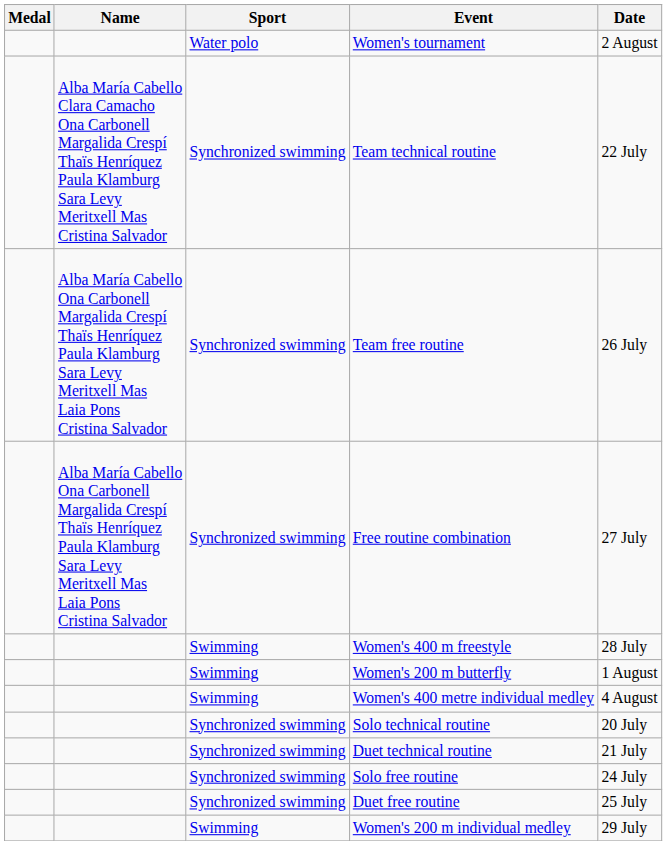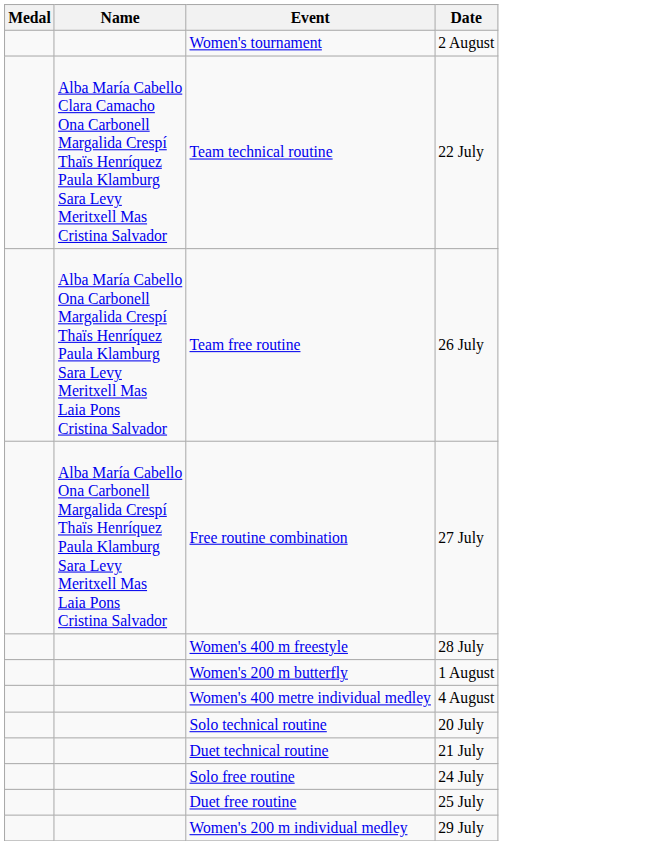- column: (268, 17)
